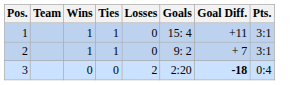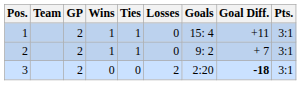+ column: (75, 13)
(264, 70) 0:4 -> (286, 70) 3:1
